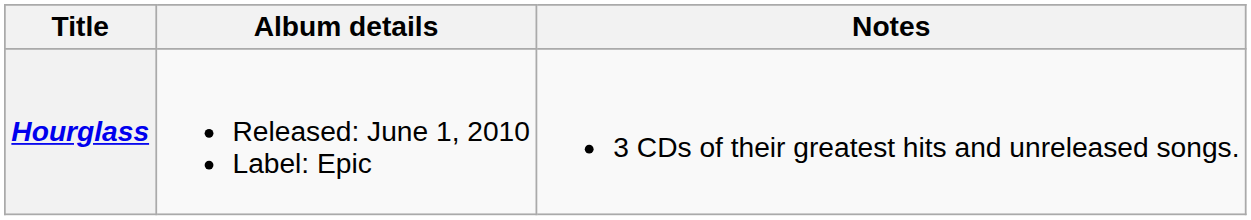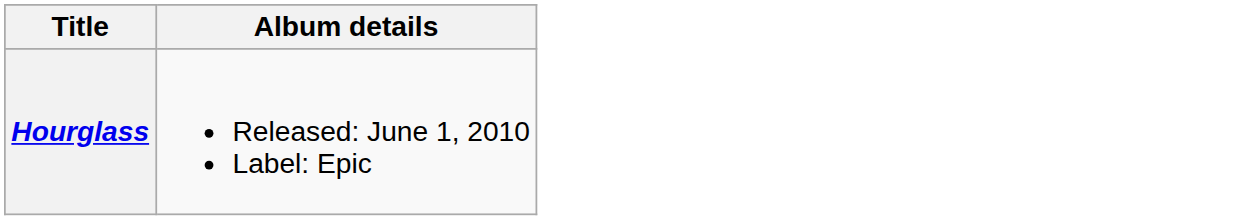- column: (891, 26)
